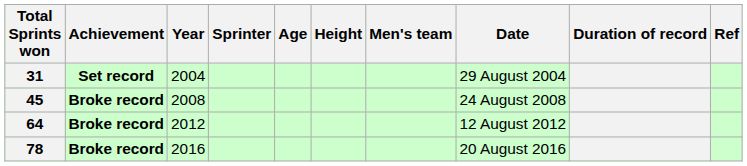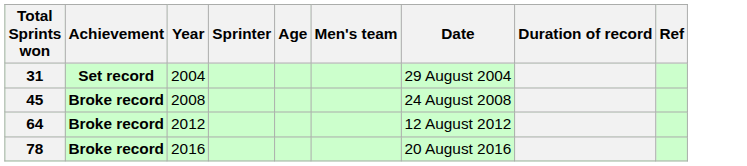- column: (338, 33)
